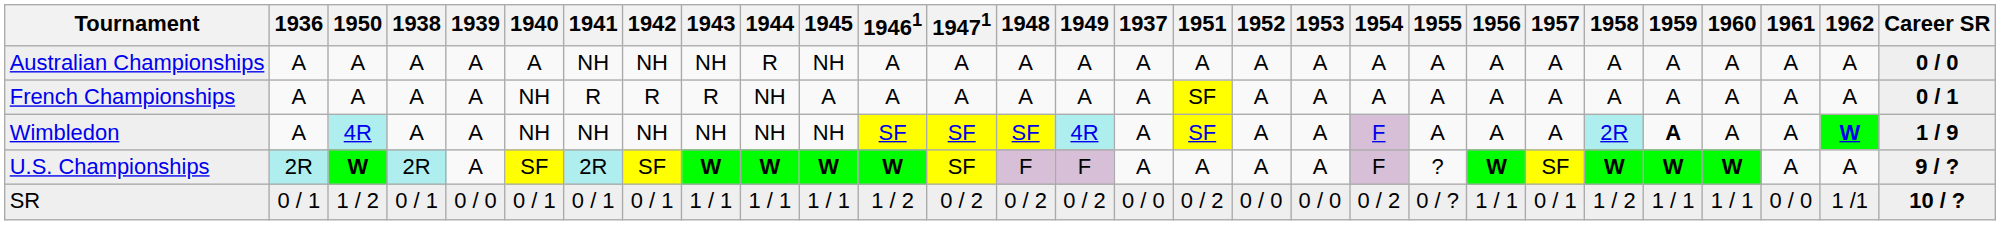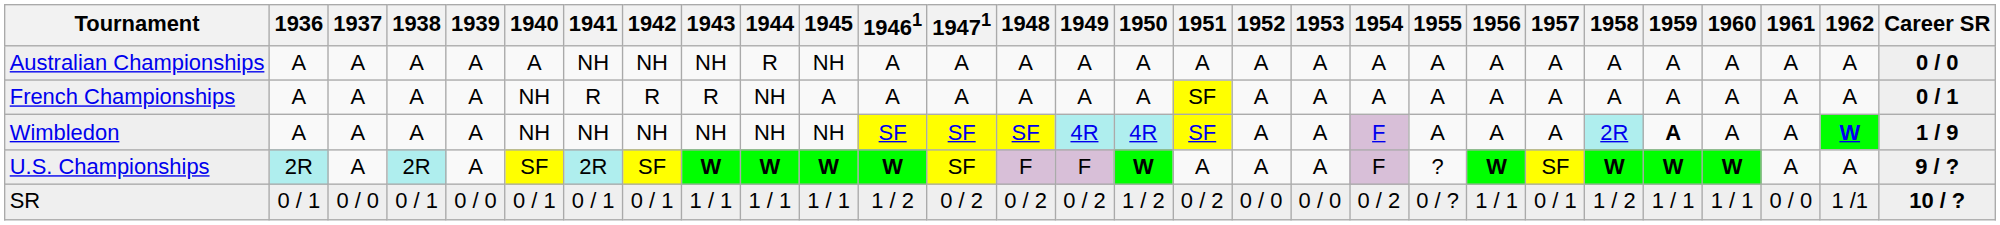columns swapped: (1143, 24) <-> (358, 24)
